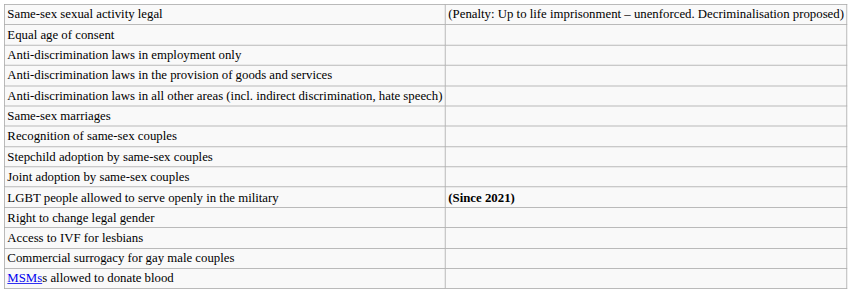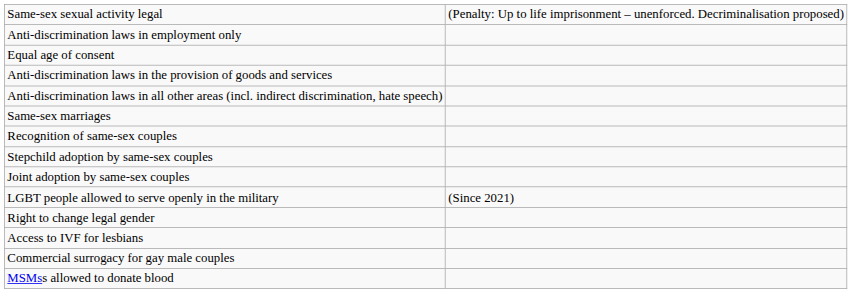rows swapped: (61, 34) <-> (124, 55)
(482, 197) bold -> (481, 197) normal
